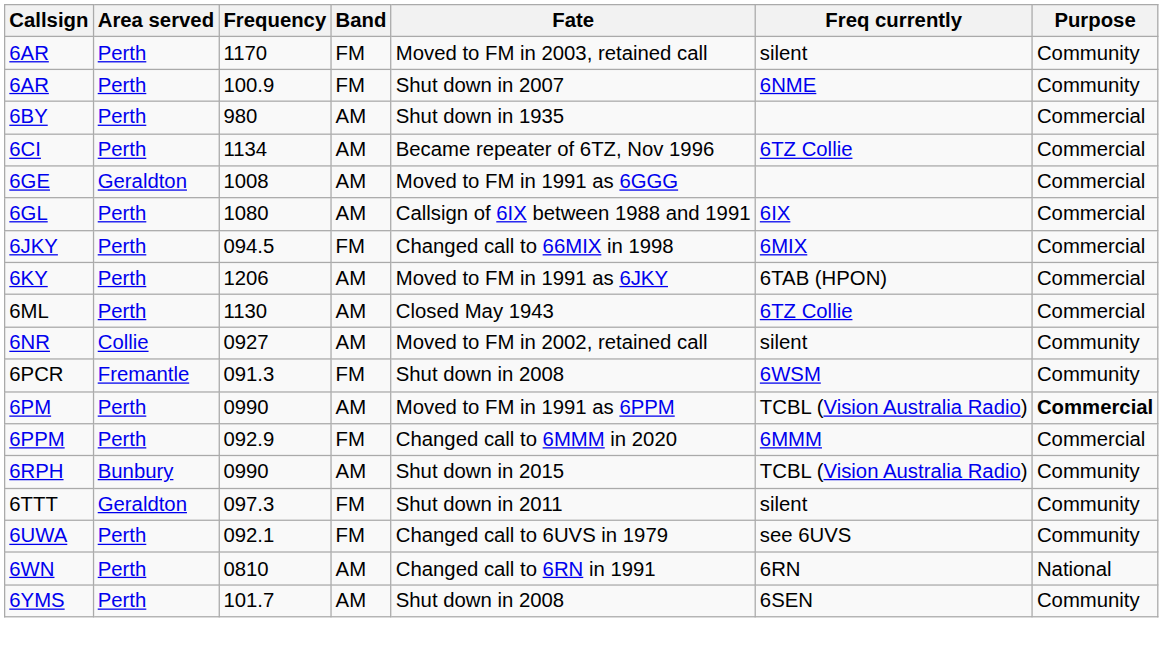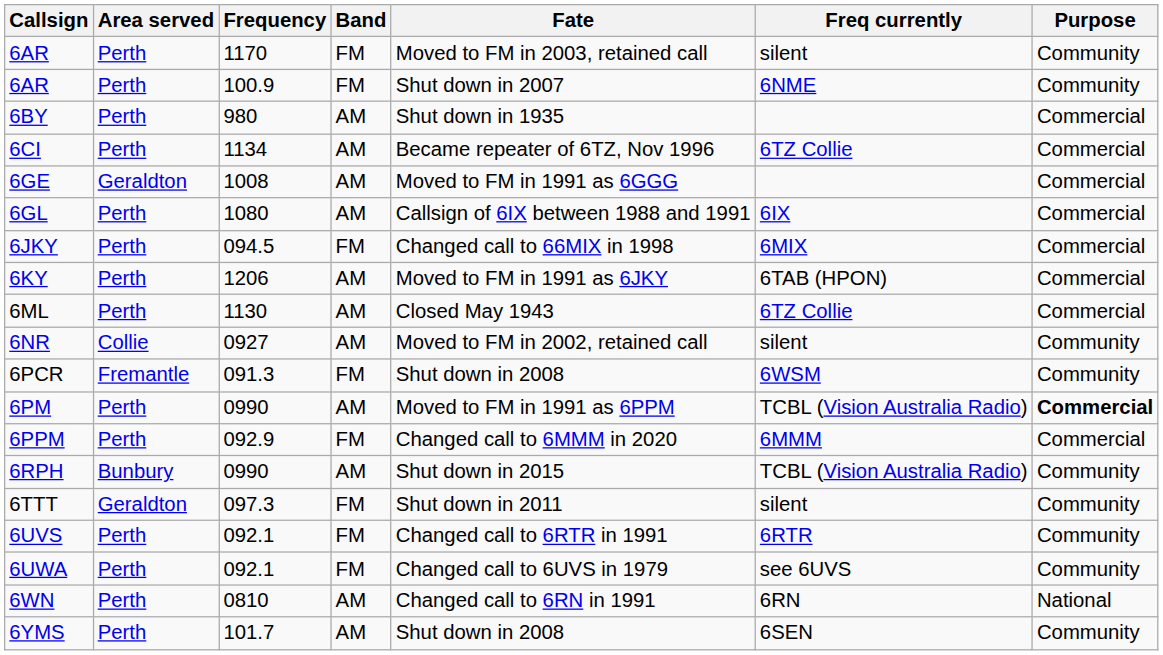+ row: (36, 536)
